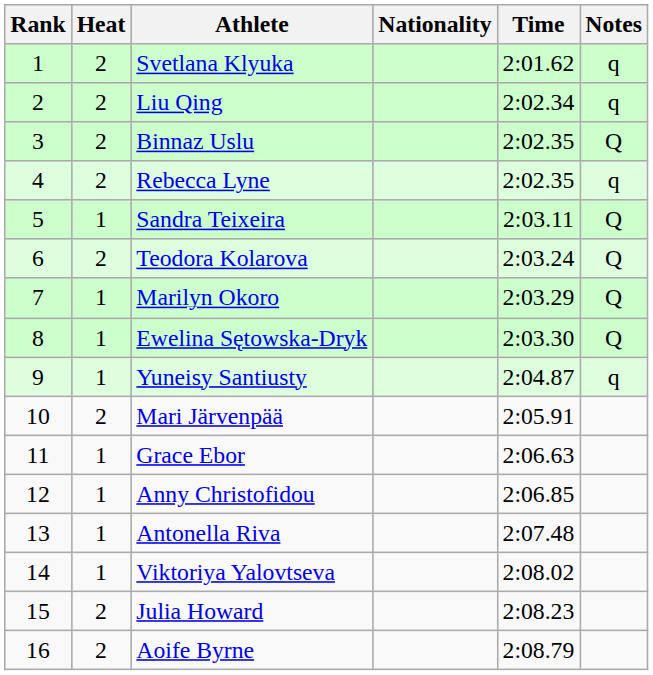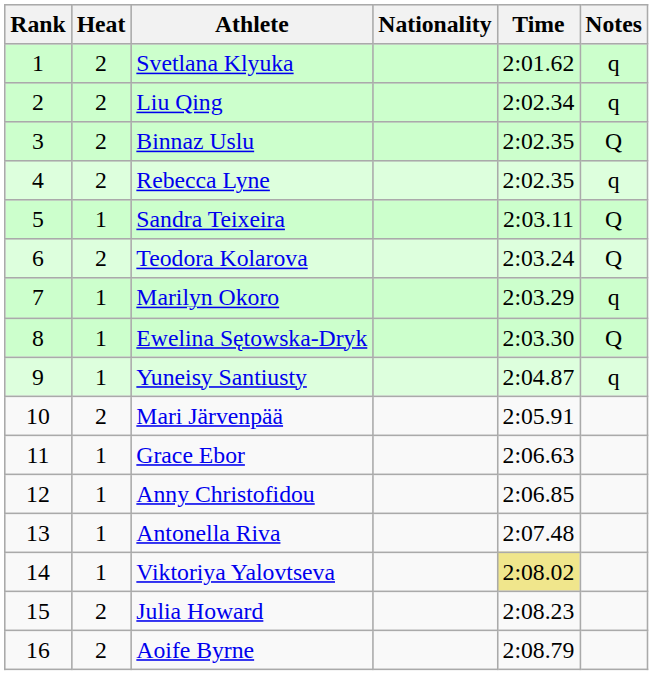(614, 297) Q -> (614, 297) q
(538, 571) no background -> (538, 571) khaki background
